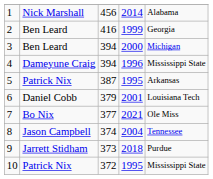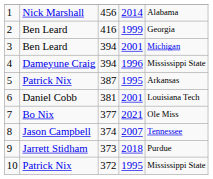(132, 47) 2000 -> (132, 47) 2001
(108, 98) 379 -> (108, 98) 381
(132, 132) 2004 -> (132, 132) 2007
